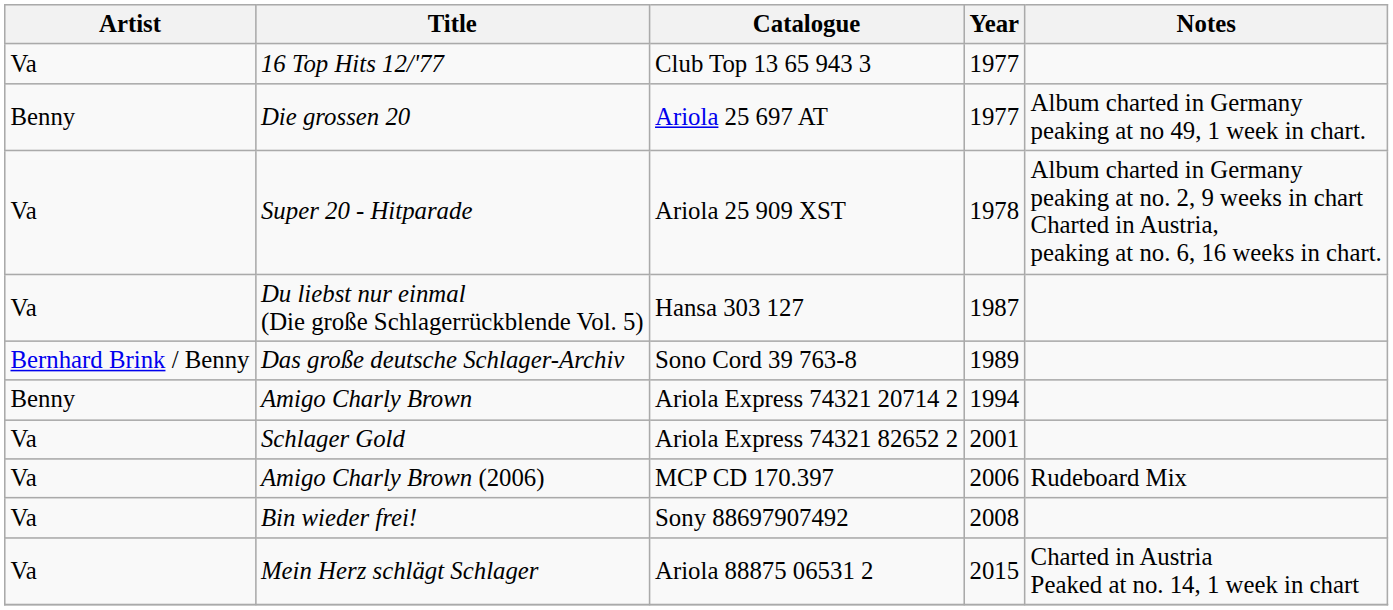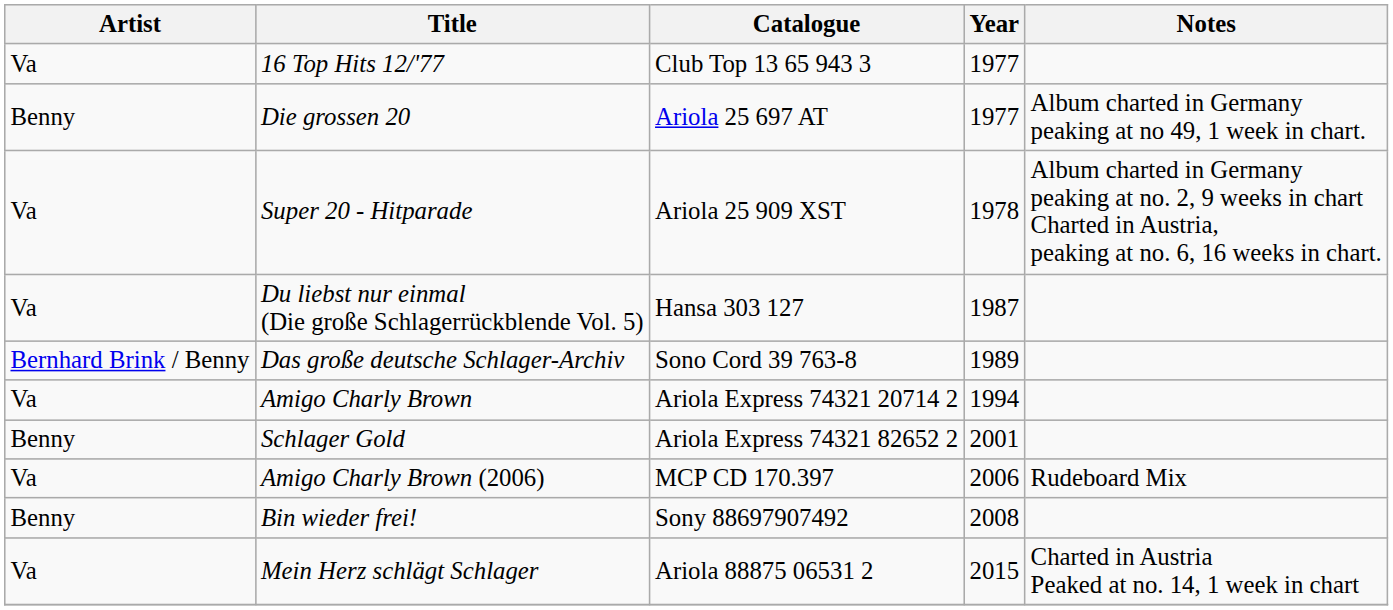(43, 399) Benny -> (24, 399) Va
(24, 438) Va -> (43, 438) Benny
(24, 517) Va -> (43, 517) Benny
